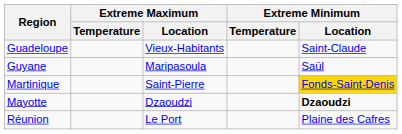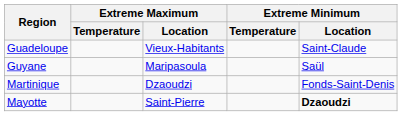(175, 84) Saint-Pierre -> (169, 84) Dzaoudzi
(348, 84) gold background -> (348, 84) no background
(169, 102) Dzaoudzi -> (175, 102) Saint-Pierre
- row: (28, 119)
